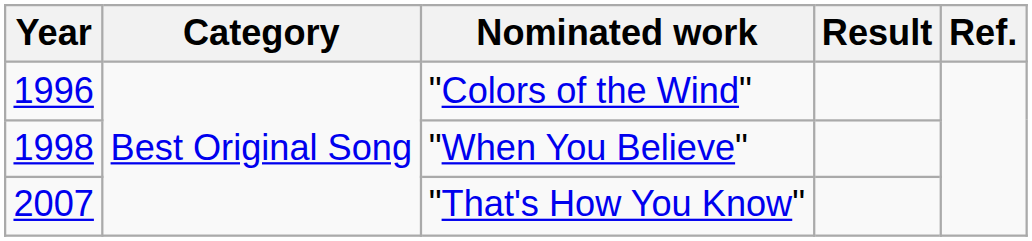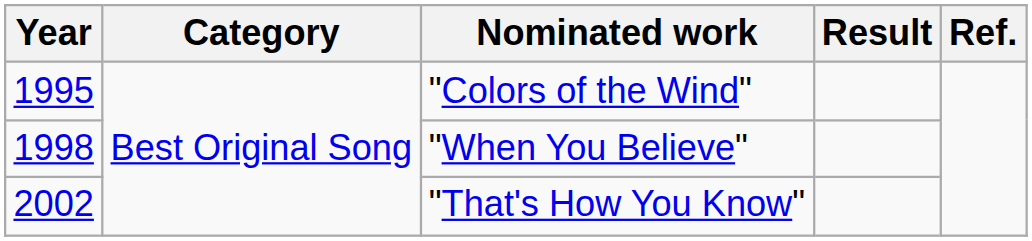(54, 90) 1996 -> (54, 90) 1995
(54, 205) 2007 -> (54, 205) 2002
